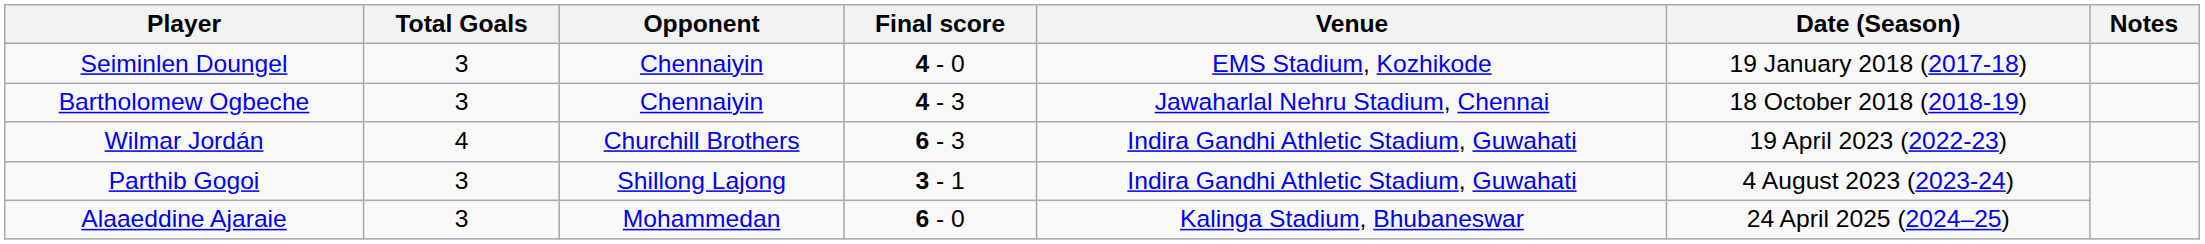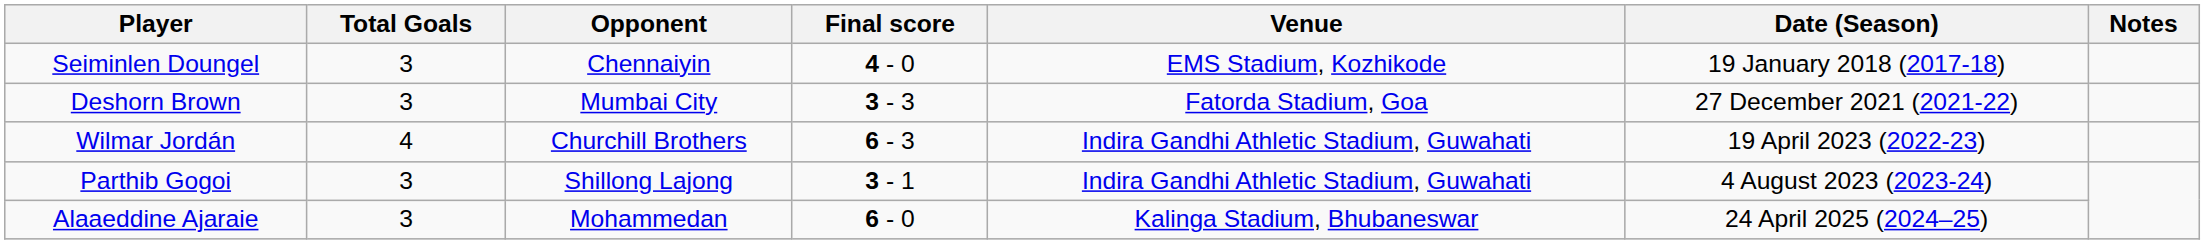- row: (184, 102)
+ row: (156, 102)
